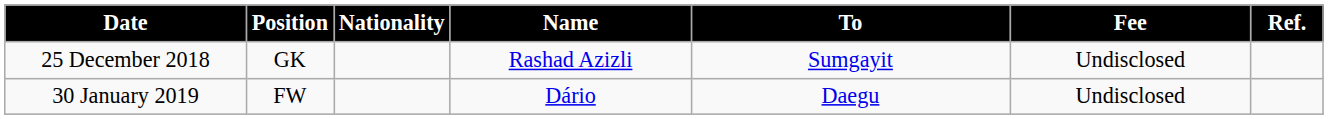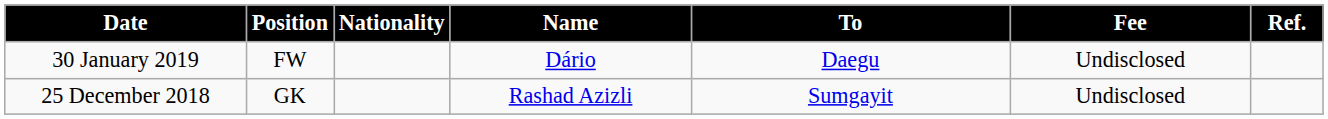rows swapped: (125, 59) <-> (125, 96)
